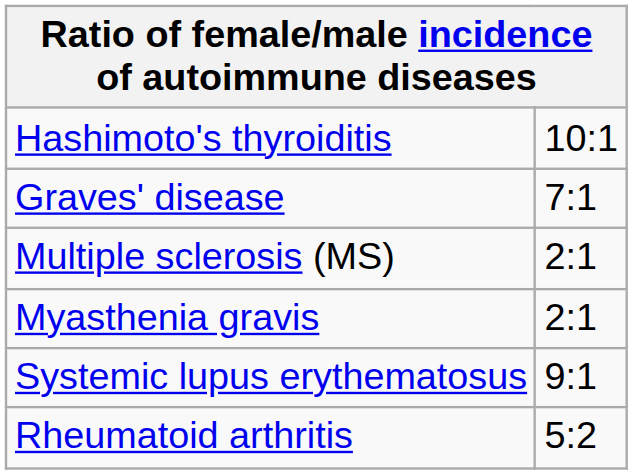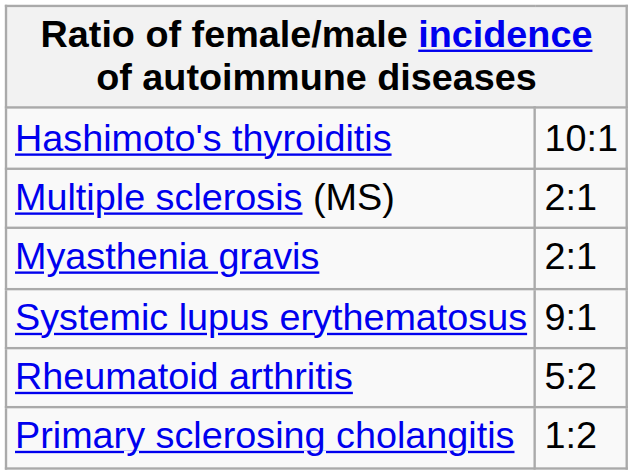- row: (150, 197)
+ row: (265, 436)
